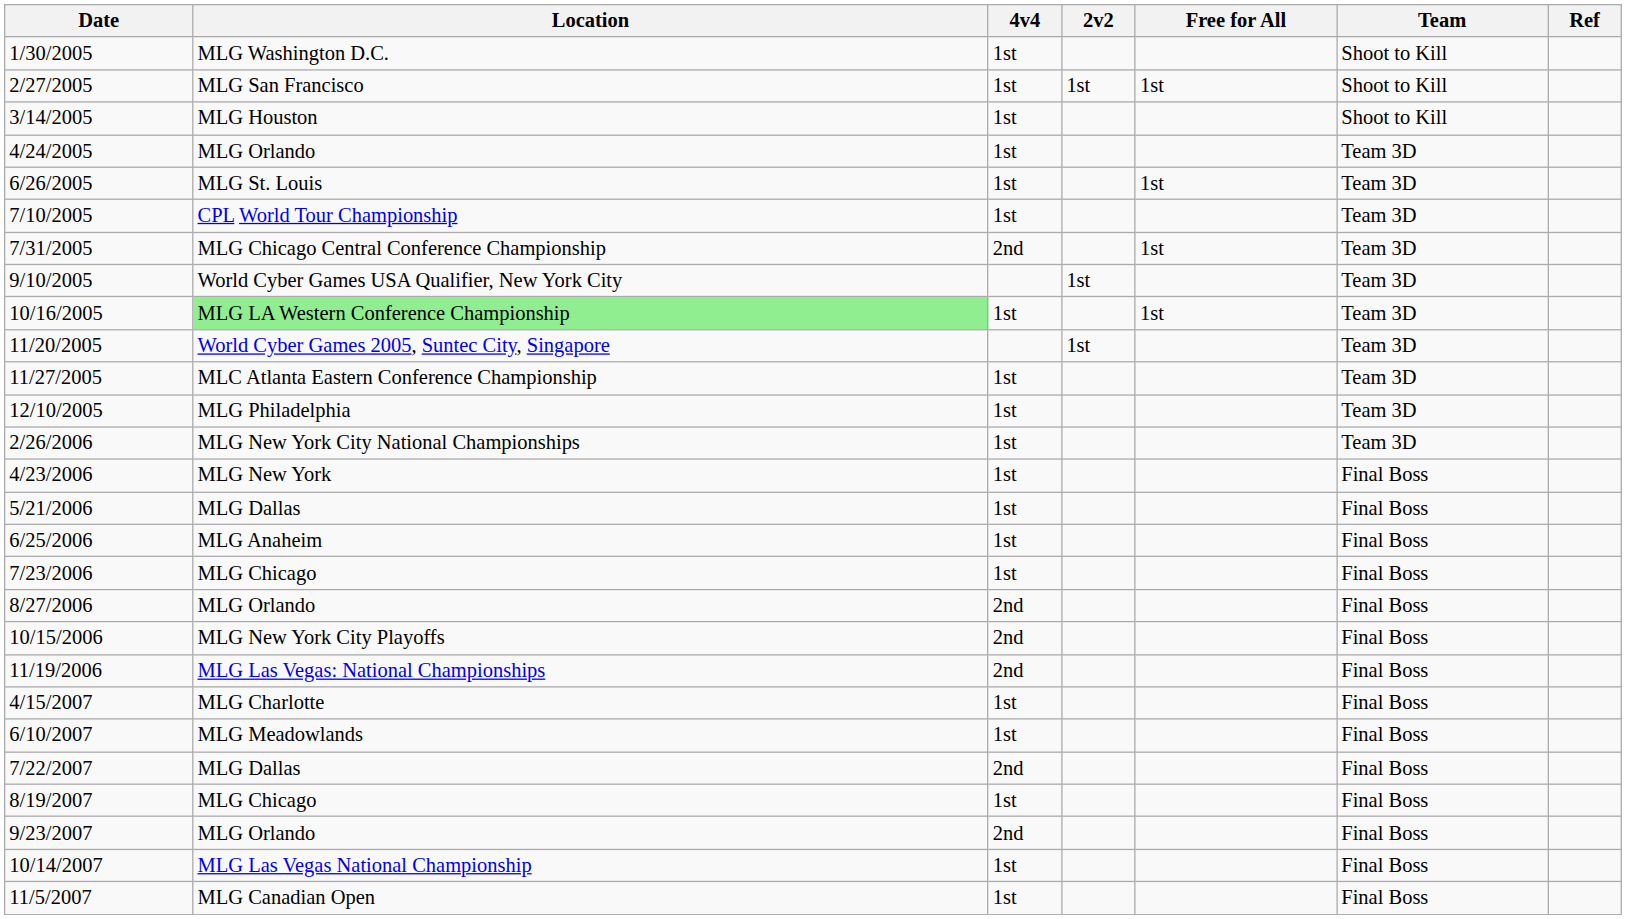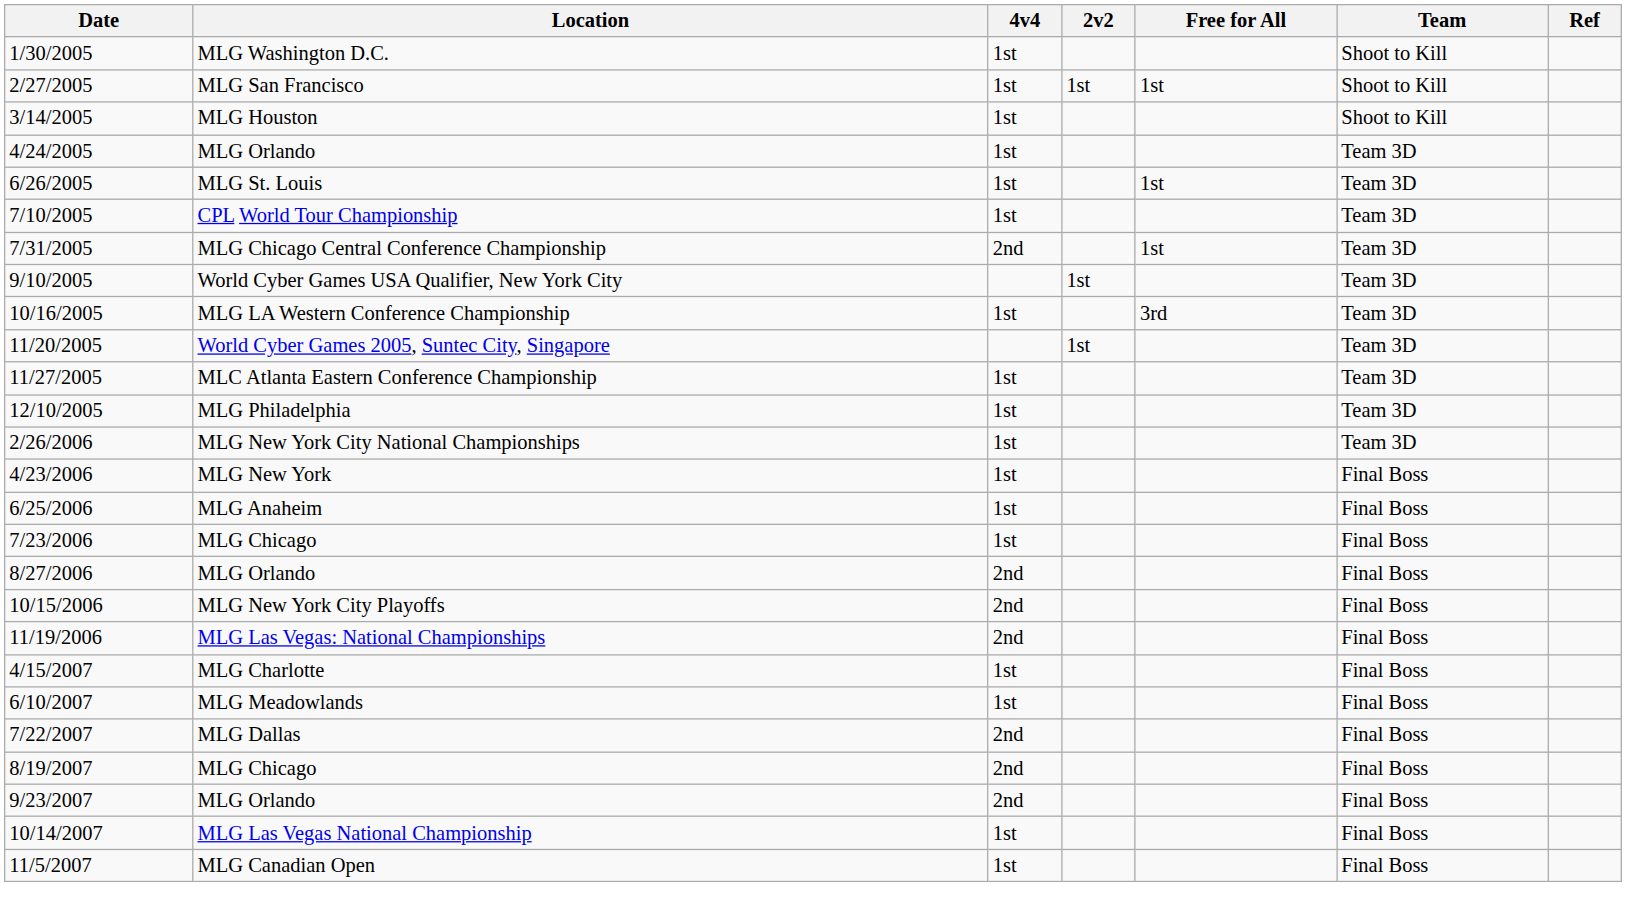(384, 313) lightgreen background -> (384, 313) no background
(1152, 313) 1st -> (1154, 313) 3rd
- row: (51, 507)
(1005, 800) 1st -> (1008, 767) 2nd
